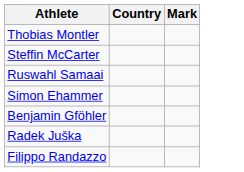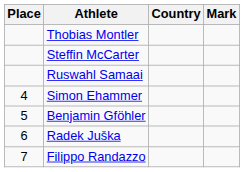+ column: (24, 14)
